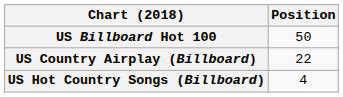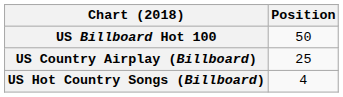(303, 59) 22 -> (303, 59) 25
